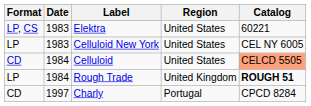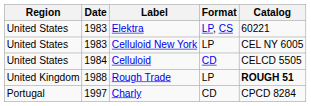columns swapped: (200, 12) <-> (24, 12)
(271, 61) lightsalmon background -> (271, 61) no background
(58, 77) 1984 -> (96, 77) 1988
